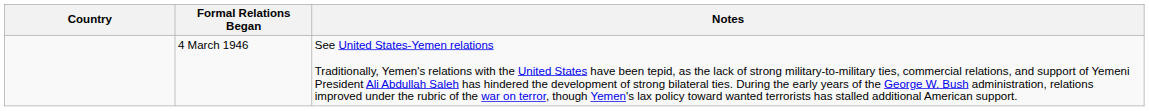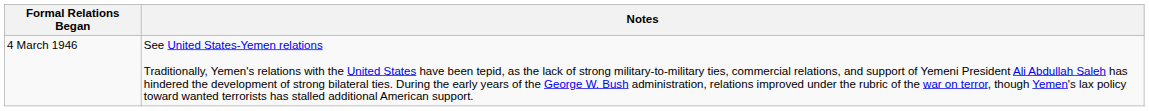- column: (90, 20)
